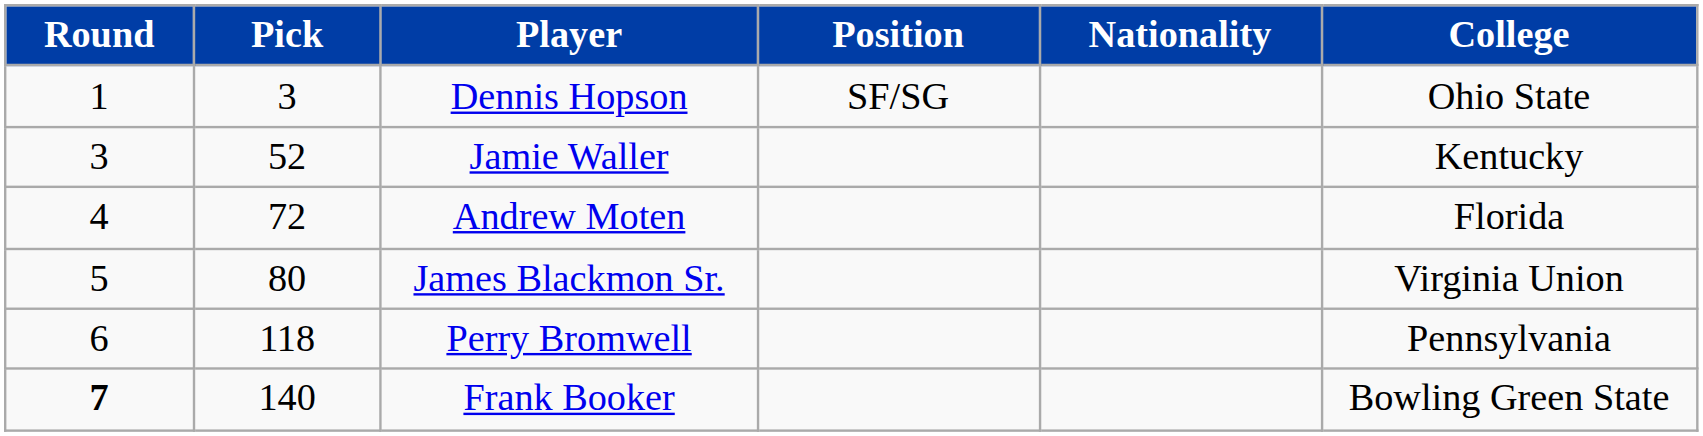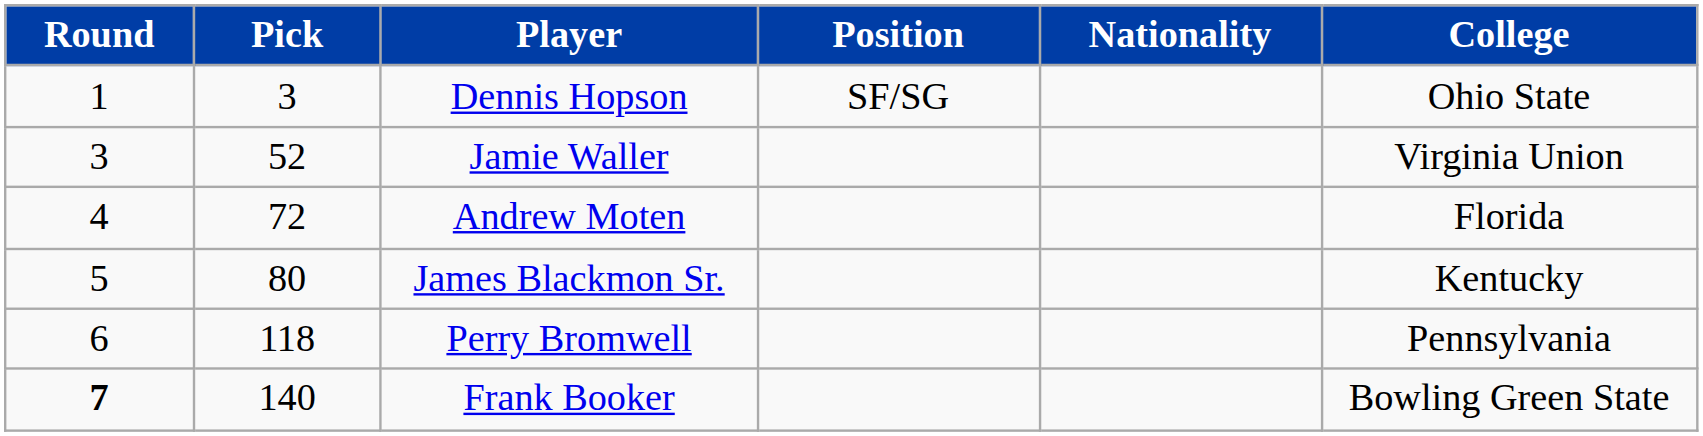(1509, 156) Kentucky -> (1509, 156) Virginia Union
(1509, 277) Virginia Union -> (1509, 277) Kentucky
